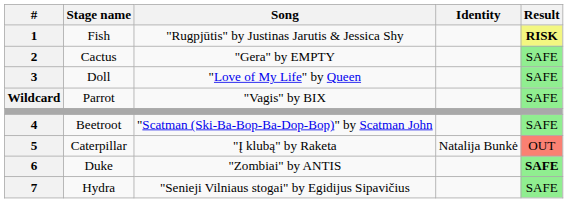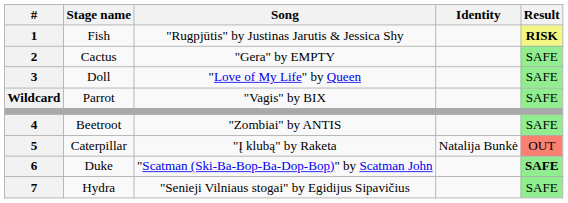(285, 124) "Scatman (Ski-Ba-Bop-Ba-Dop-Bop)" by Scatman John -> (285, 124) "Zombiai" by ANTIS
(285, 166) "Zombiai" by ANTIS -> (285, 166) "Scatman (Ski-Ba-Bop-Ba-Dop-Bop)" by Scatman John
